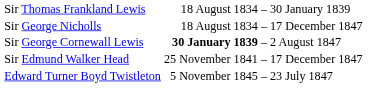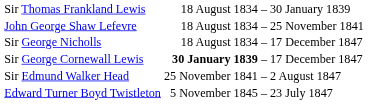+ row: (71, 25)
(306, 42) 2 August 1847 -> (316, 59) 17 December 1847
(316, 59) 17 December 1847 -> (306, 76) 2 August 1847
